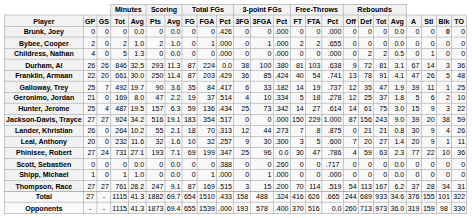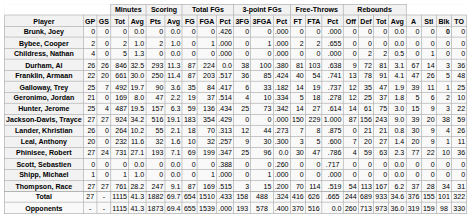(225, 76) .429 -> (225, 76) .517
(225, 120) .517 -> (225, 120) .429
